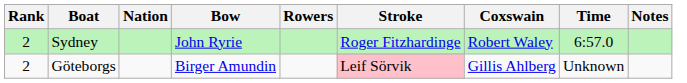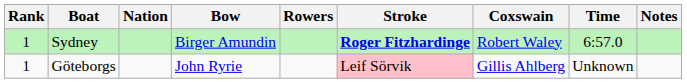(26, 41) 2 -> (26, 41) 1
(209, 41) John Ryrie -> (226, 41) Birger Amundin
(400, 41) normal -> (405, 41) bold
(26, 66) 2 -> (26, 66) 1
(226, 66) Birger Amundin -> (209, 66) John Ryrie
